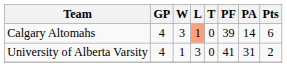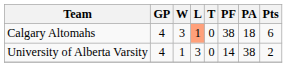(229, 33) 39 -> (229, 33) 38
(249, 33) 14 -> (249, 33) 18
(229, 52) 41 -> (229, 52) 14
(249, 52) 31 -> (249, 52) 38
